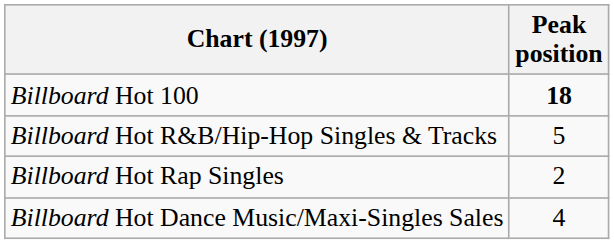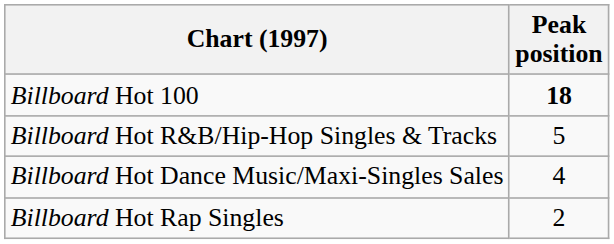rows swapped: (147, 176) <-> (257, 217)
